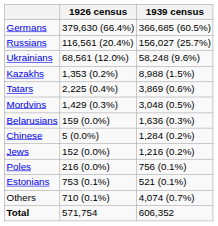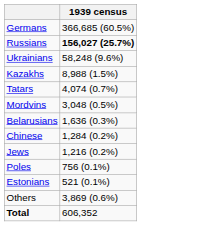- column: (98, 12)
(175, 43) normal -> (98, 43) bold
(167, 89) 3,869 (0.6%) -> (90, 89) 4,074 (0.7%)
(167, 197) 4,074 (0.7%) -> (90, 197) 3,869 (0.6%)
